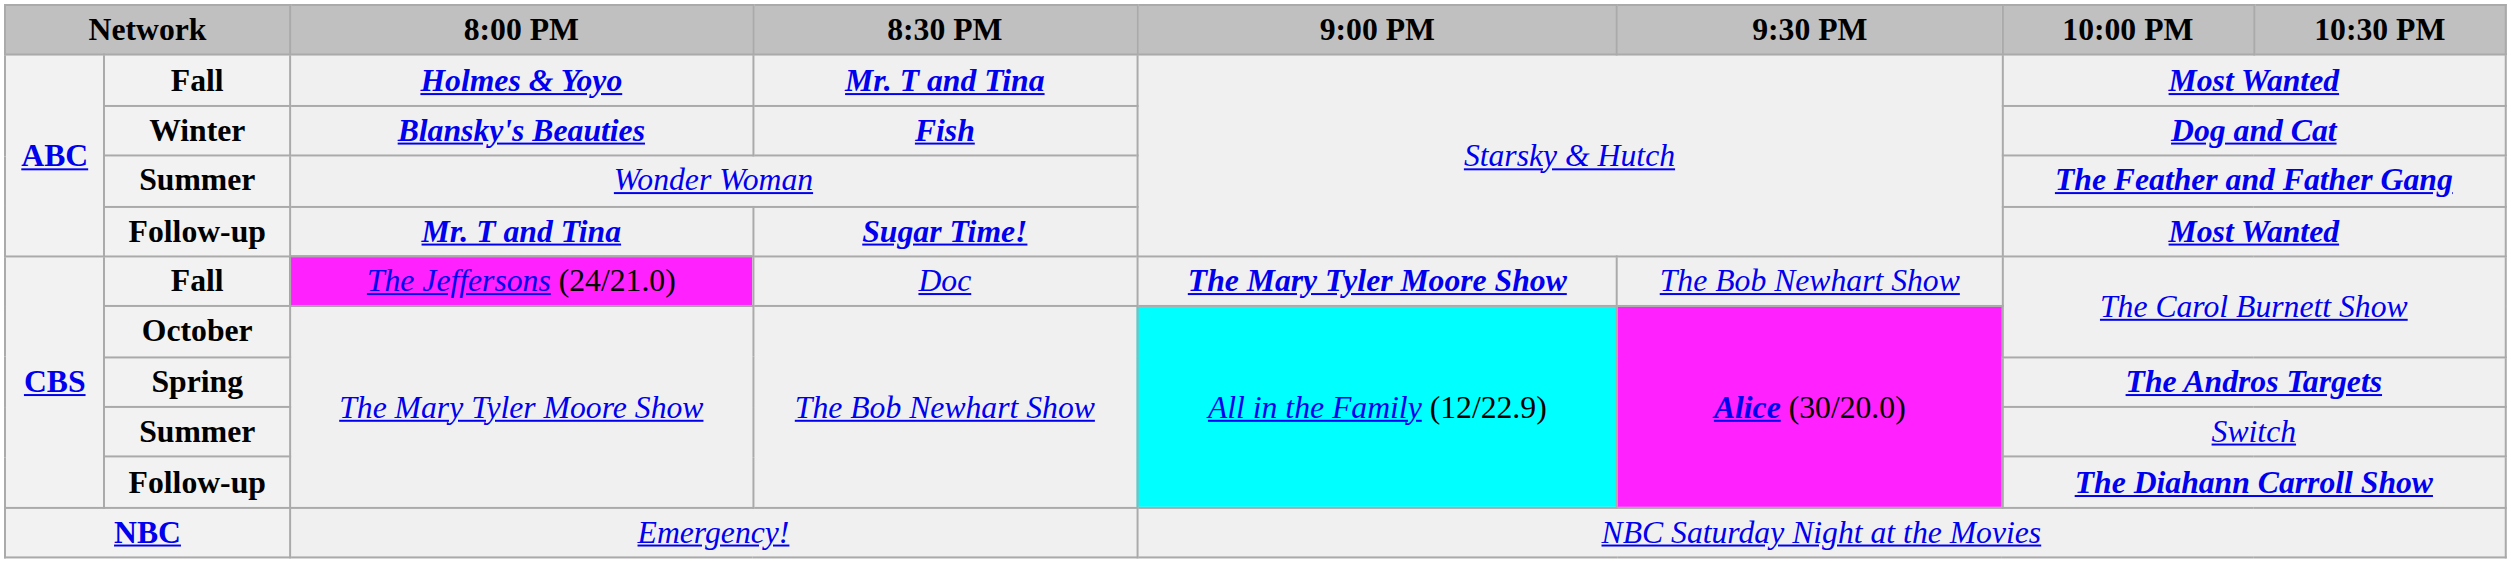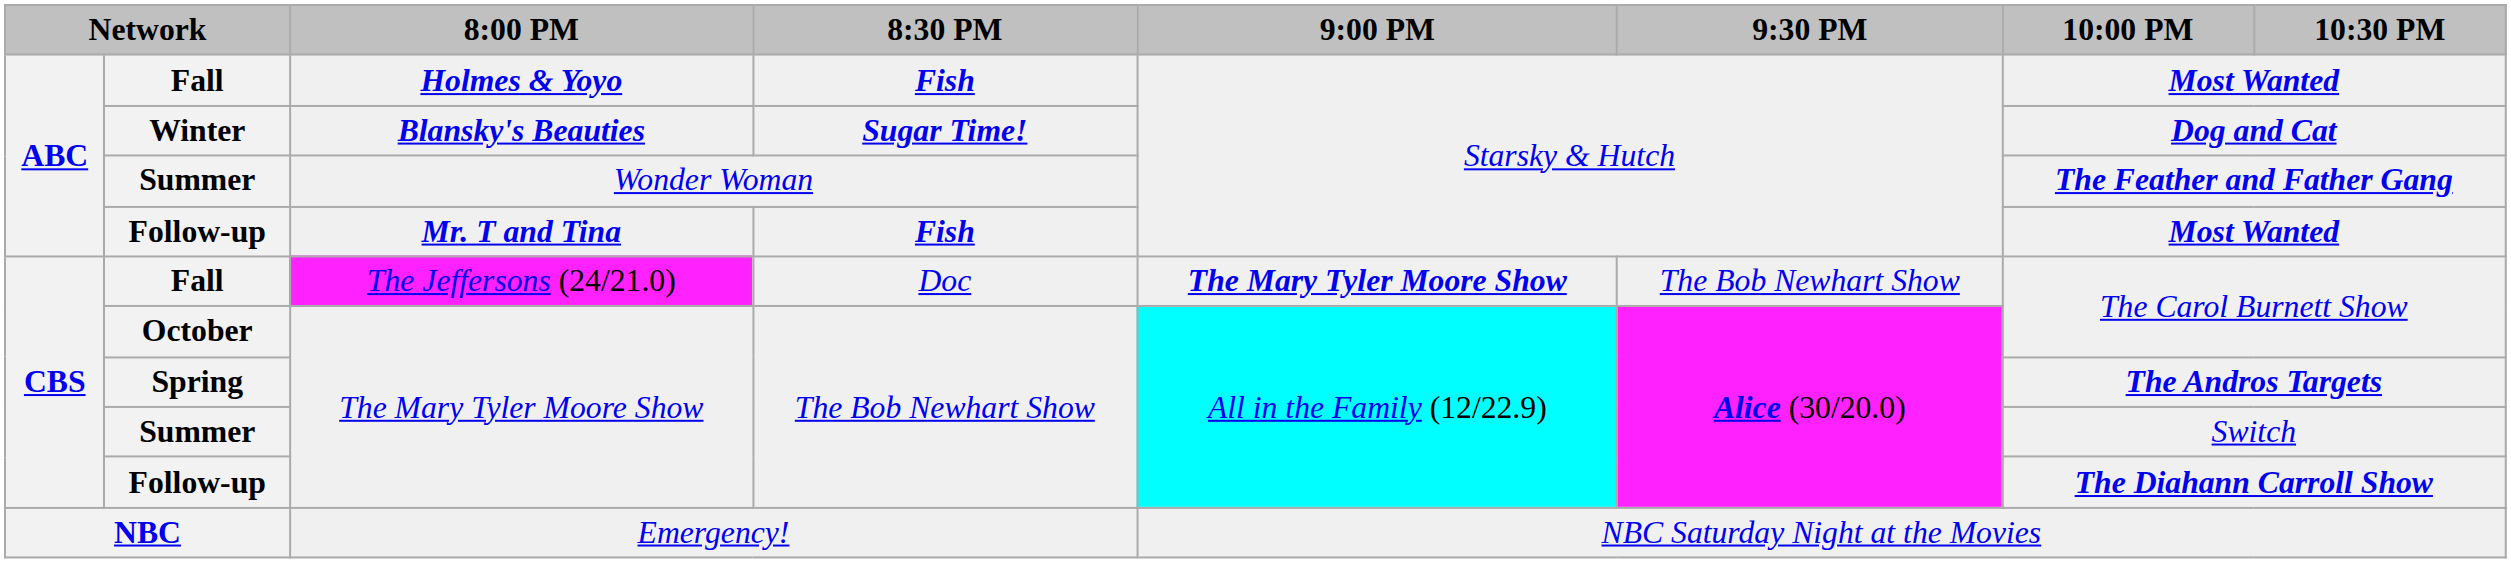(945, 79) Mr. T and Tina -> (945, 79) Fish
(945, 130) Fish -> (945, 130) Sugar Time!
(945, 230) Sugar Time! -> (945, 230) Fish
